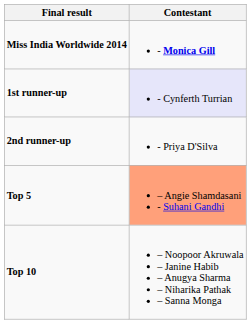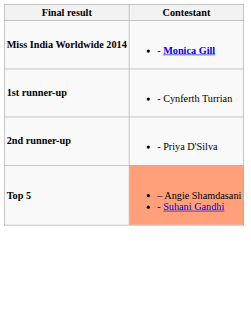(188, 99) lavender background -> (186, 99) no background
- row: (21, 272)
